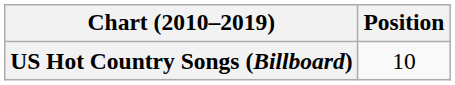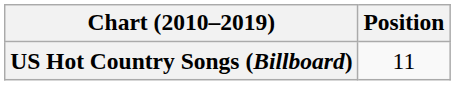(404, 60) 10 -> (404, 60) 11
